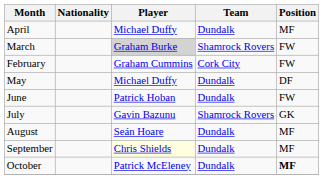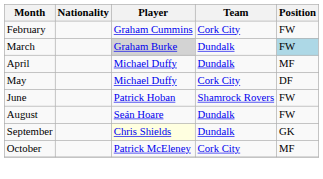rows swapped: (26, 64) <-> (18, 30)
(236, 47) Shamrock Rovers -> (216, 47) Dundalk
(287, 47) no background -> (287, 47) lightblue background
(216, 81) Dundalk -> (219, 81) Cork City
(216, 98) Dundalk -> (236, 98) Shamrock Rovers
- row: (16, 115)
(287, 132) MF -> (287, 115) FW
(287, 149) MF -> (287, 132) GK
(216, 166) Dundalk -> (219, 149) Cork City
(287, 166) bold -> (287, 149) normal
